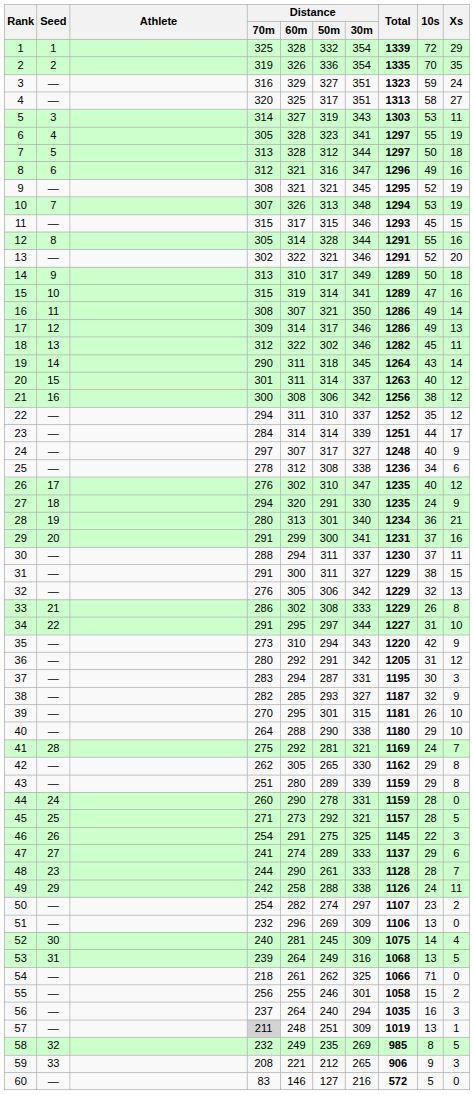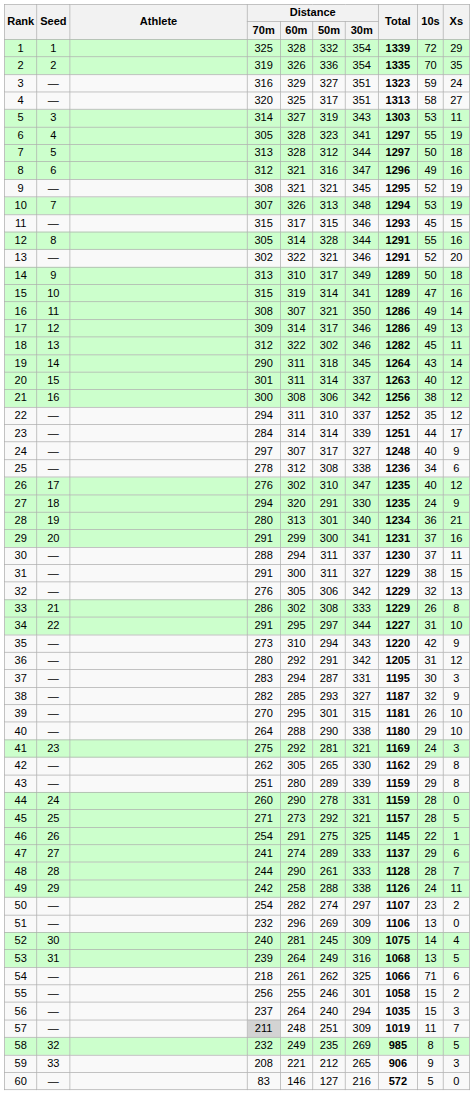(53, 748) 28 -> (53, 748) 23
(456, 748) 7 -> (456, 748) 3
(456, 836) 3 -> (456, 836) 1
(53, 871) 23 -> (53, 871) 28
(456, 976) 0 -> (456, 976) 6
(431, 1011) 16 -> (431, 1011) 15
(431, 1028) 13 -> (431, 1028) 11
(456, 1028) 1 -> (456, 1028) 7
